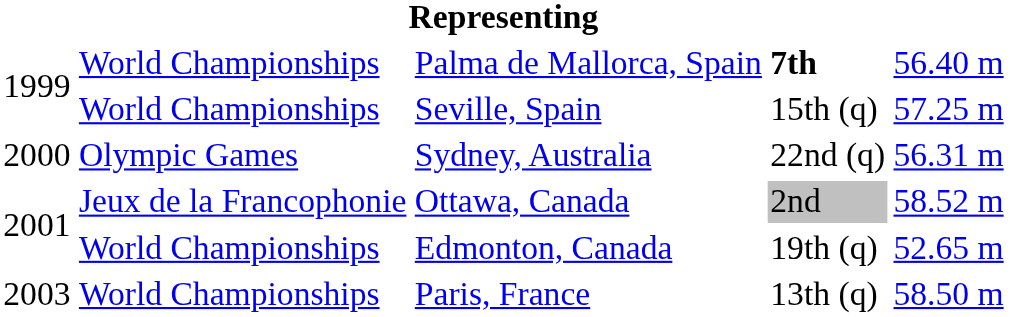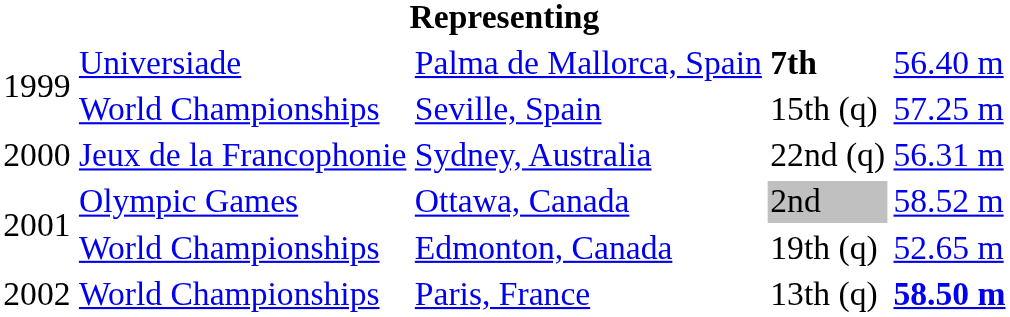(229, 62) World Championships -> (160, 62) Universiade
(189, 155) Olympic Games -> (243, 155) Jeux de la Francophonie
(243, 201) Jeux de la Francophonie -> (189, 201) Olympic Games
(37, 293) 2003 -> (37, 293) 2002
(949, 293) normal -> (949, 293) bold
